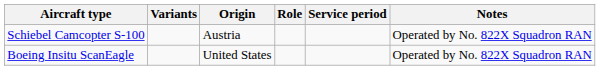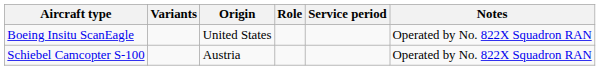rows swapped: (71, 55) <-> (76, 34)
